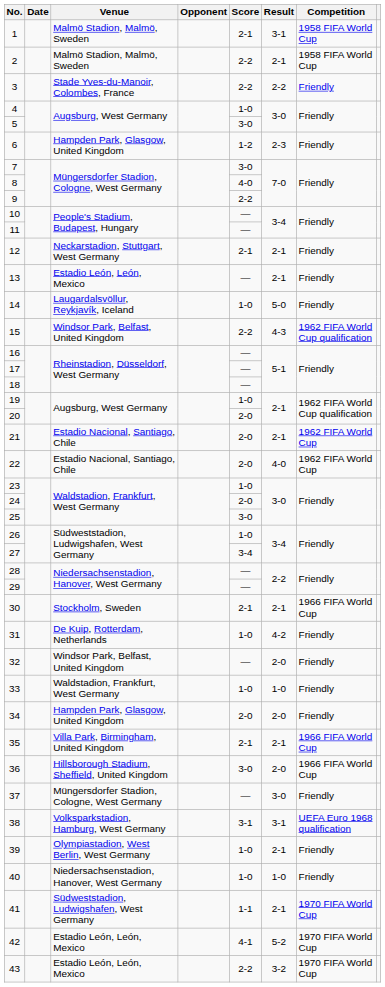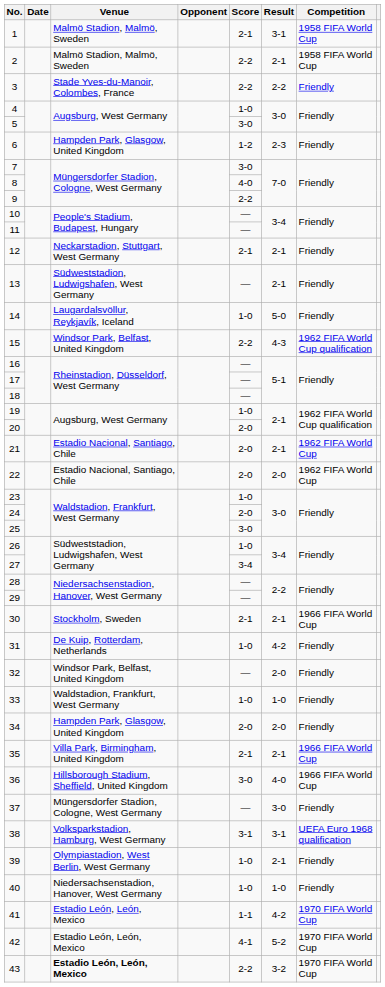(97, 278) Estadio León, León, Mexico -> (98, 283) Südweststadion, Ludwigshafen, West Germany
(279, 464) 4-0 -> (279, 475) 2-0
(279, 769) 2-0 -> (279, 780) 4-0
(98, 909) Südweststadion, Ludwigshafen, West Germany -> (97, 915) Estadio León, León, Mexico
(279, 909) 2-1 -> (279, 915) 4-2
(97, 968) normal -> (100, 968) bold
